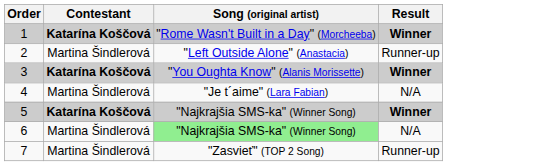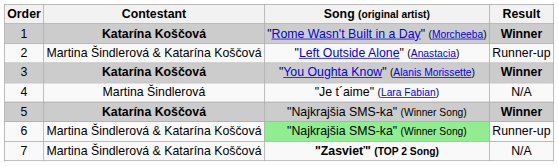(98, 53) Martina Šindlerová -> (154, 53) Martina Šindlerová & Katarína Koščová
(98, 131) Martina Šindlerová -> (154, 131) Martina Šindlerová & Katarína Koščová
(410, 131) N/A -> (521, 131) Runner-up
(98, 151) Martina Šindlerová -> (154, 151) Martina Šindlerová & Katarína Koščová
(266, 151) normal -> (377, 151) bold
(410, 151) Runner-up -> (521, 151) N/A
